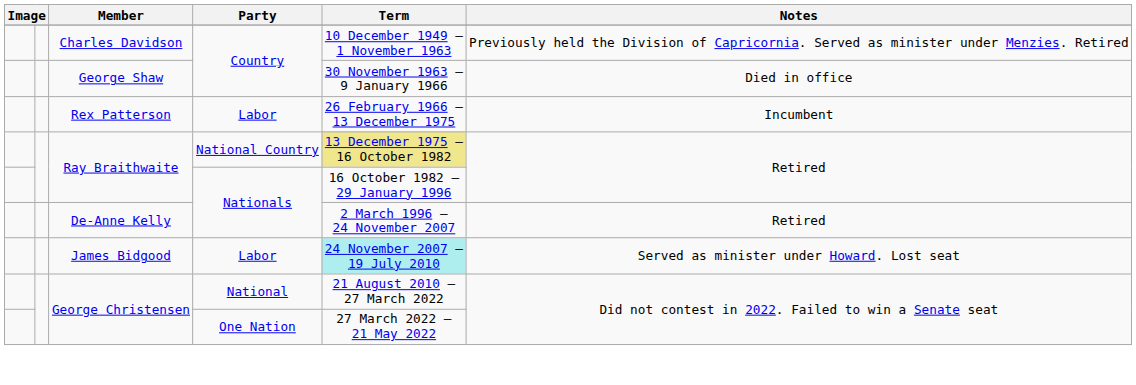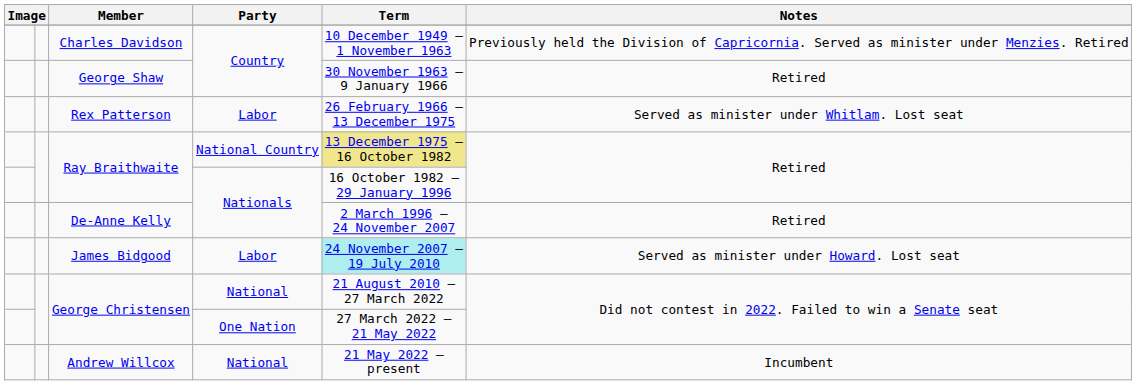(799, 78) Died in office -> (799, 78) Retired
(799, 114) Incumbent -> (799, 114) Served as minister under Whitlam. Lost seat
+ row: (121, 362)
